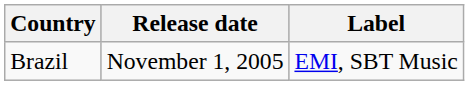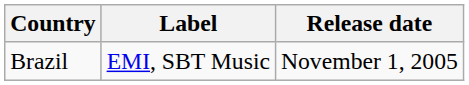columns swapped: (195, 23) <-> (376, 23)
